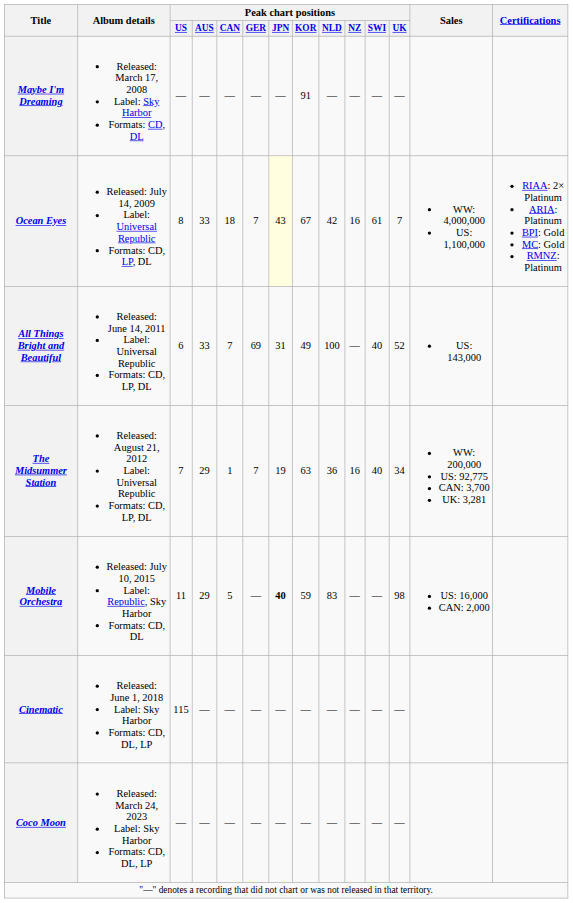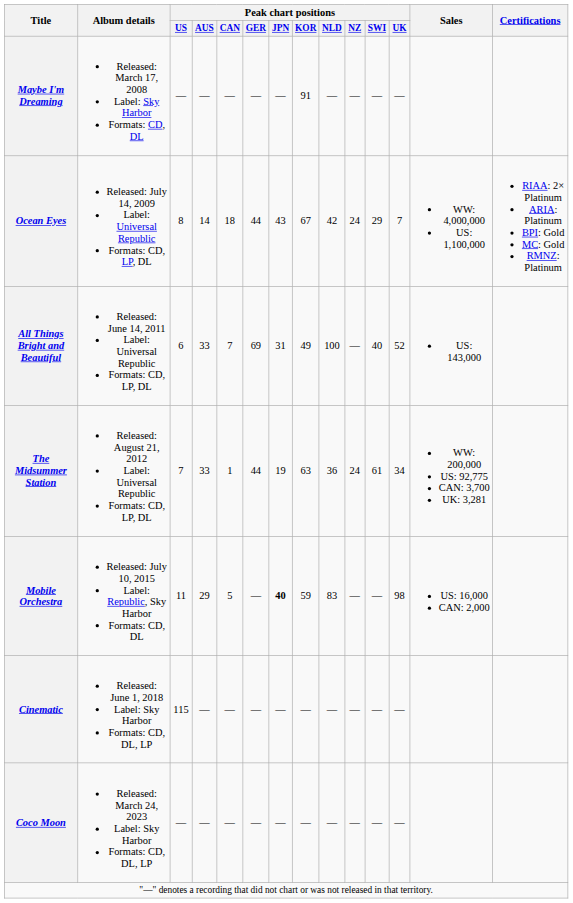(204, 221) 33 -> (204, 221) 14
(256, 221) 7 -> (256, 221) 44
(281, 221) lightyellow background -> (281, 221) no background
(355, 221) 16 -> (355, 221) 24
(377, 221) 61 -> (377, 221) 29
(204, 471) 29 -> (204, 471) 33
(256, 471) 7 -> (256, 471) 44
(355, 471) 16 -> (355, 471) 24
(377, 471) 40 -> (377, 471) 61
